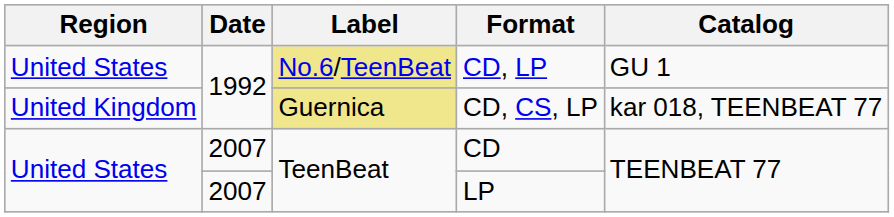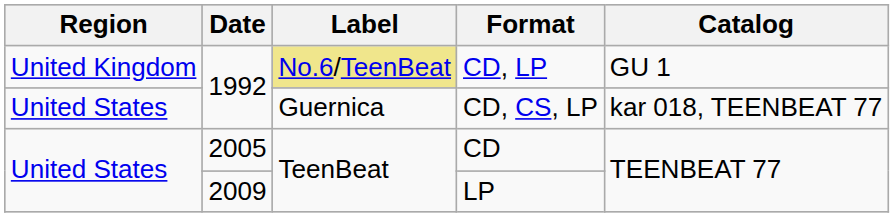(89, 66) United States -> (104, 66) United Kingdom
(104, 107) United Kingdom -> (89, 107) United States
(331, 107) khaki background -> (331, 107) no background
(237, 149) 2007 -> (237, 149) 2005
(237, 190) 2007 -> (237, 190) 2009
